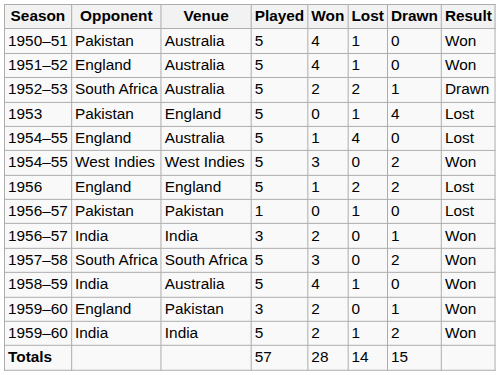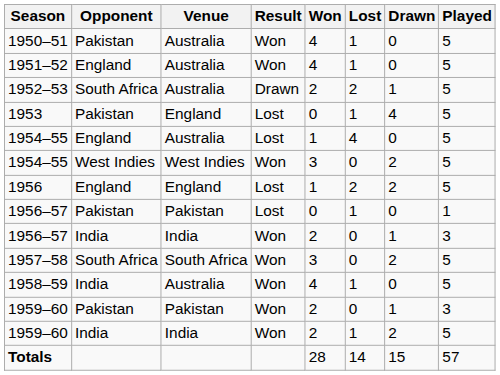columns swapped: (279, 16) <-> (468, 16)
(103, 308) England -> (104, 308) Pakistan
